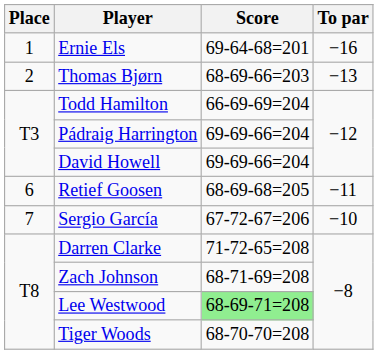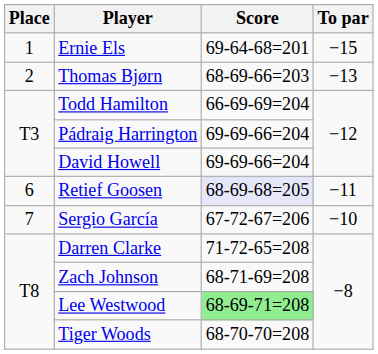(343, 47) −16 -> (343, 47) −15
(257, 190) no background -> (257, 190) lavender background
